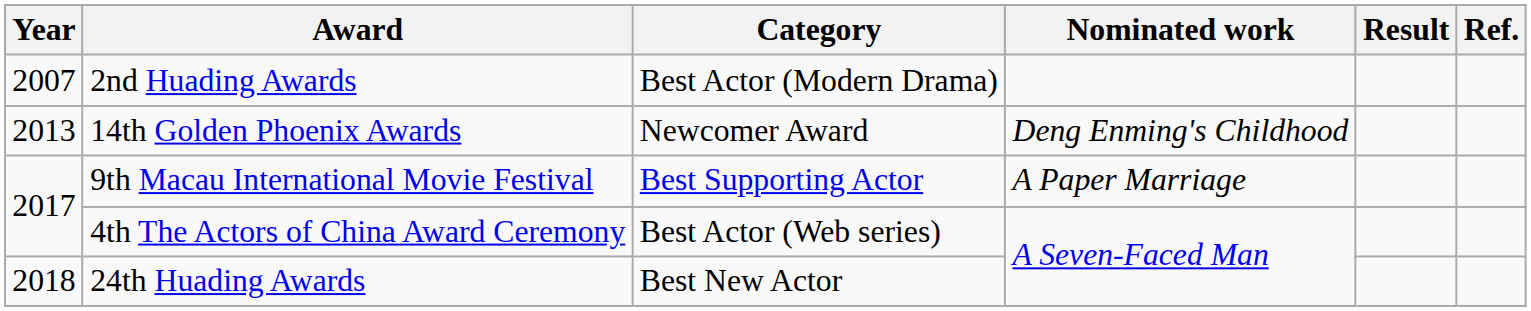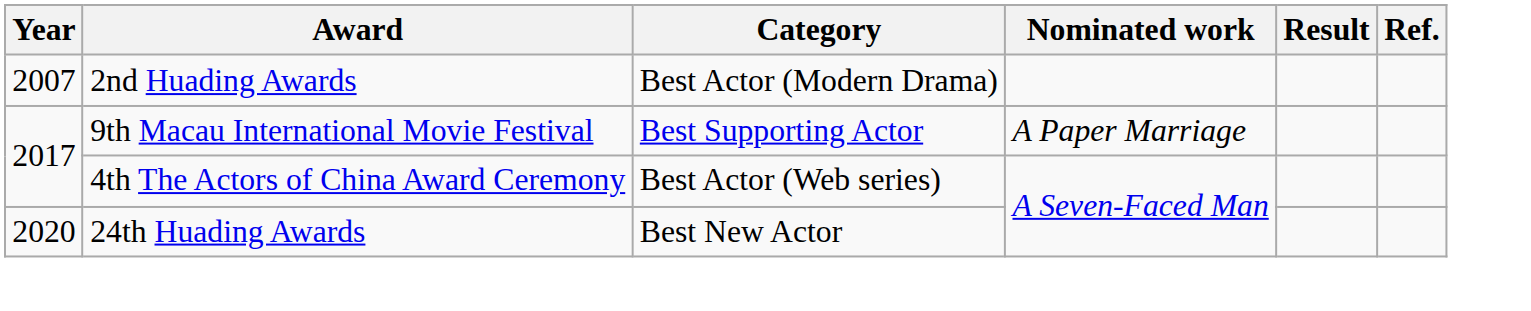- row: (276, 130)
(44, 280) 2018 -> (44, 230) 2020
